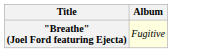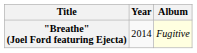+ column: (141, 12)
